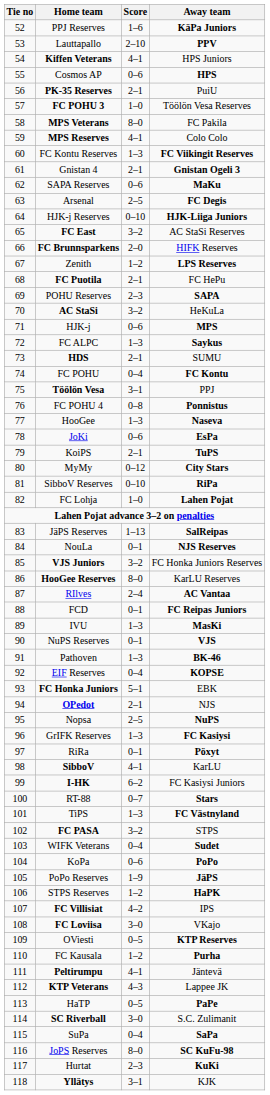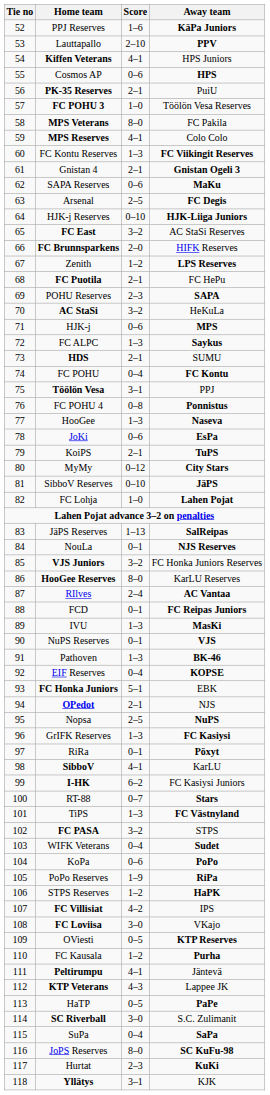(207, 484) RiPa -> (207, 484) JäPS
(207, 877) JäPS -> (207, 877) RiPa
